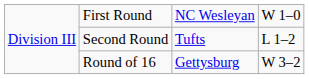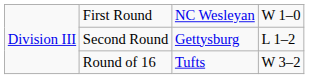(190, 39) Tufts -> (207, 39) Gettysburg
(207, 62) Gettysburg -> (190, 62) Tufts
